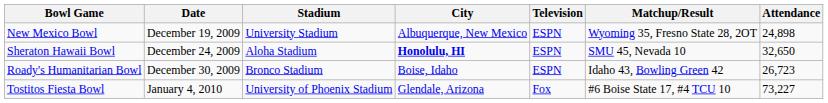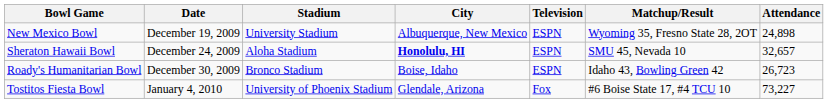(779, 51) 32,650 -> (779, 51) 32,657
